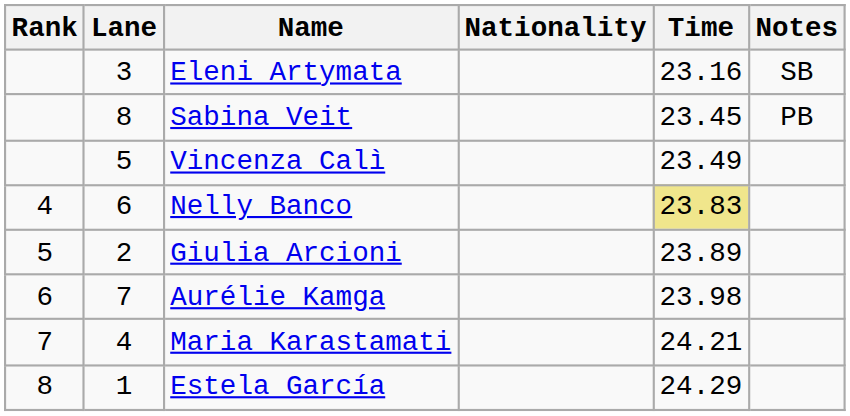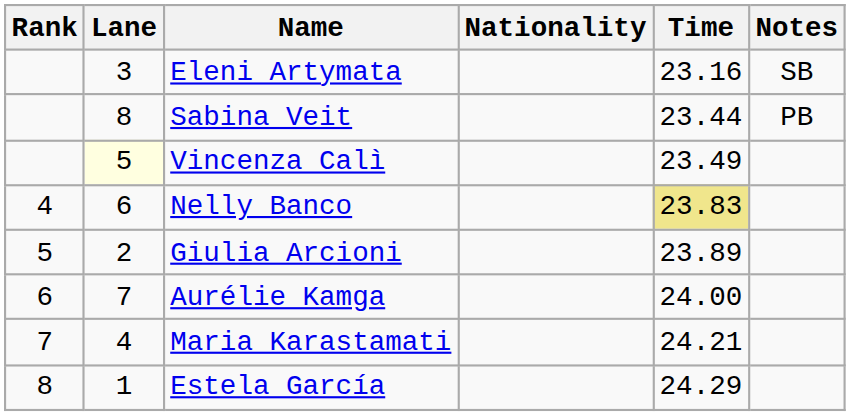(701, 117) 23.45 -> (701, 117) 23.44
(124, 162) no background -> (124, 162) lightyellow background
(701, 297) 23.98 -> (701, 297) 24.00
